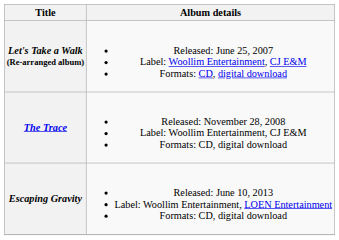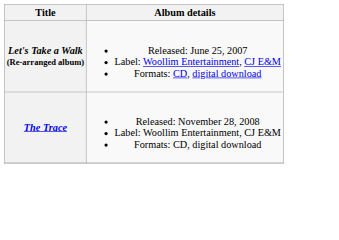- row: (45, 198)
